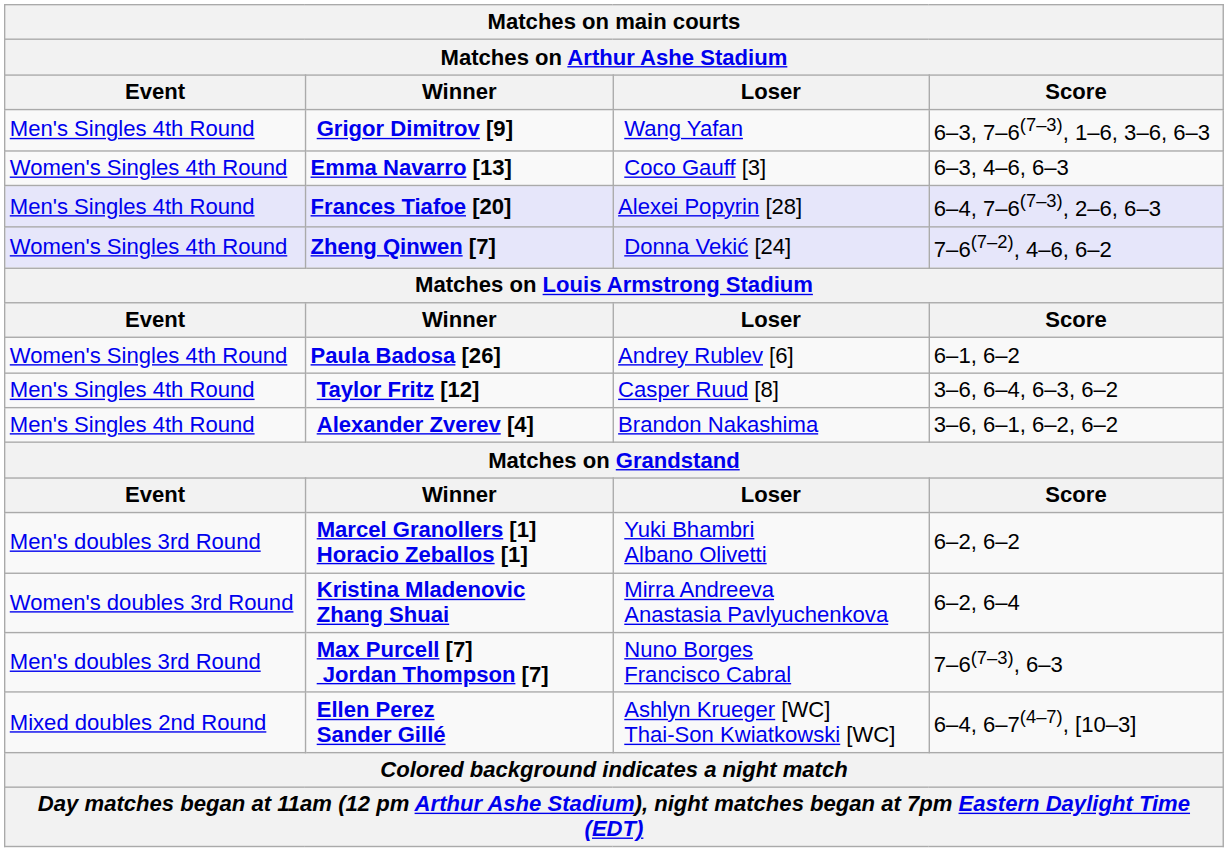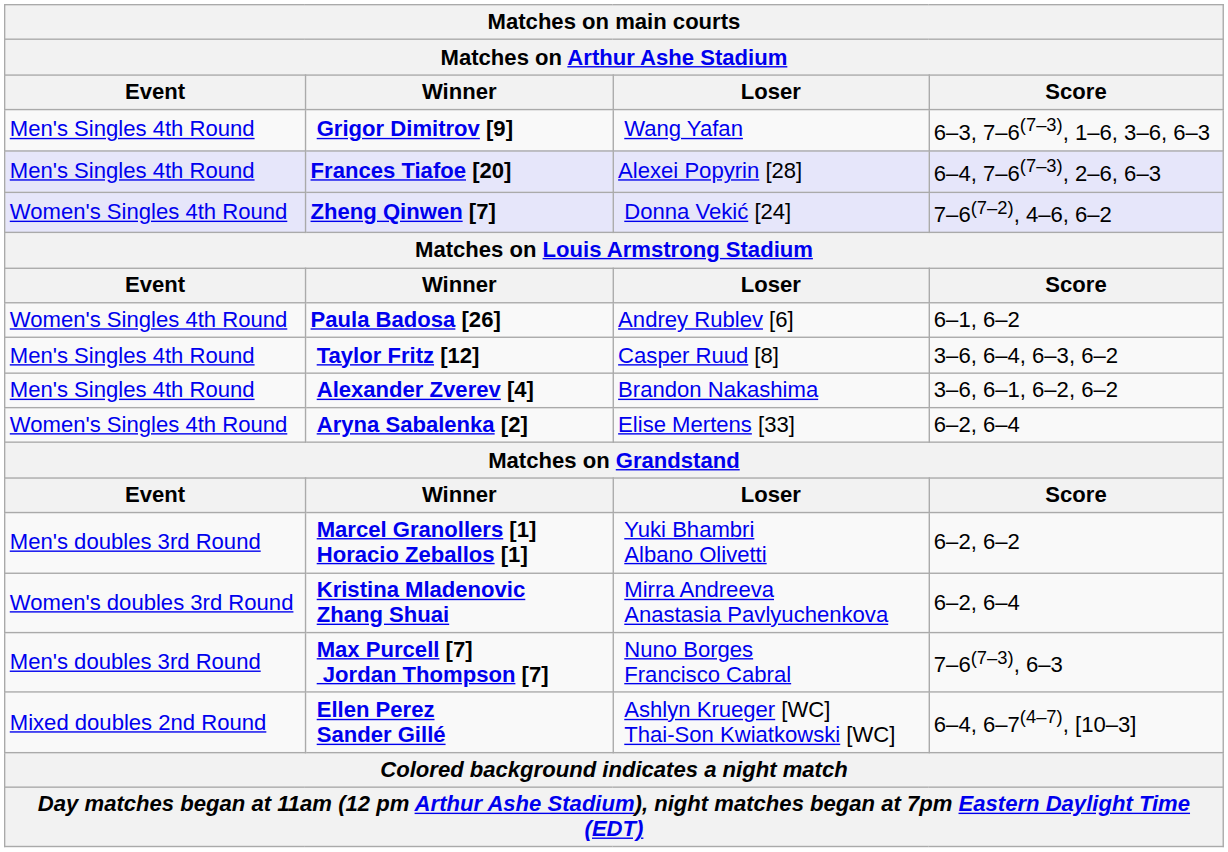- row: (411, 168)
+ row: (419, 425)
